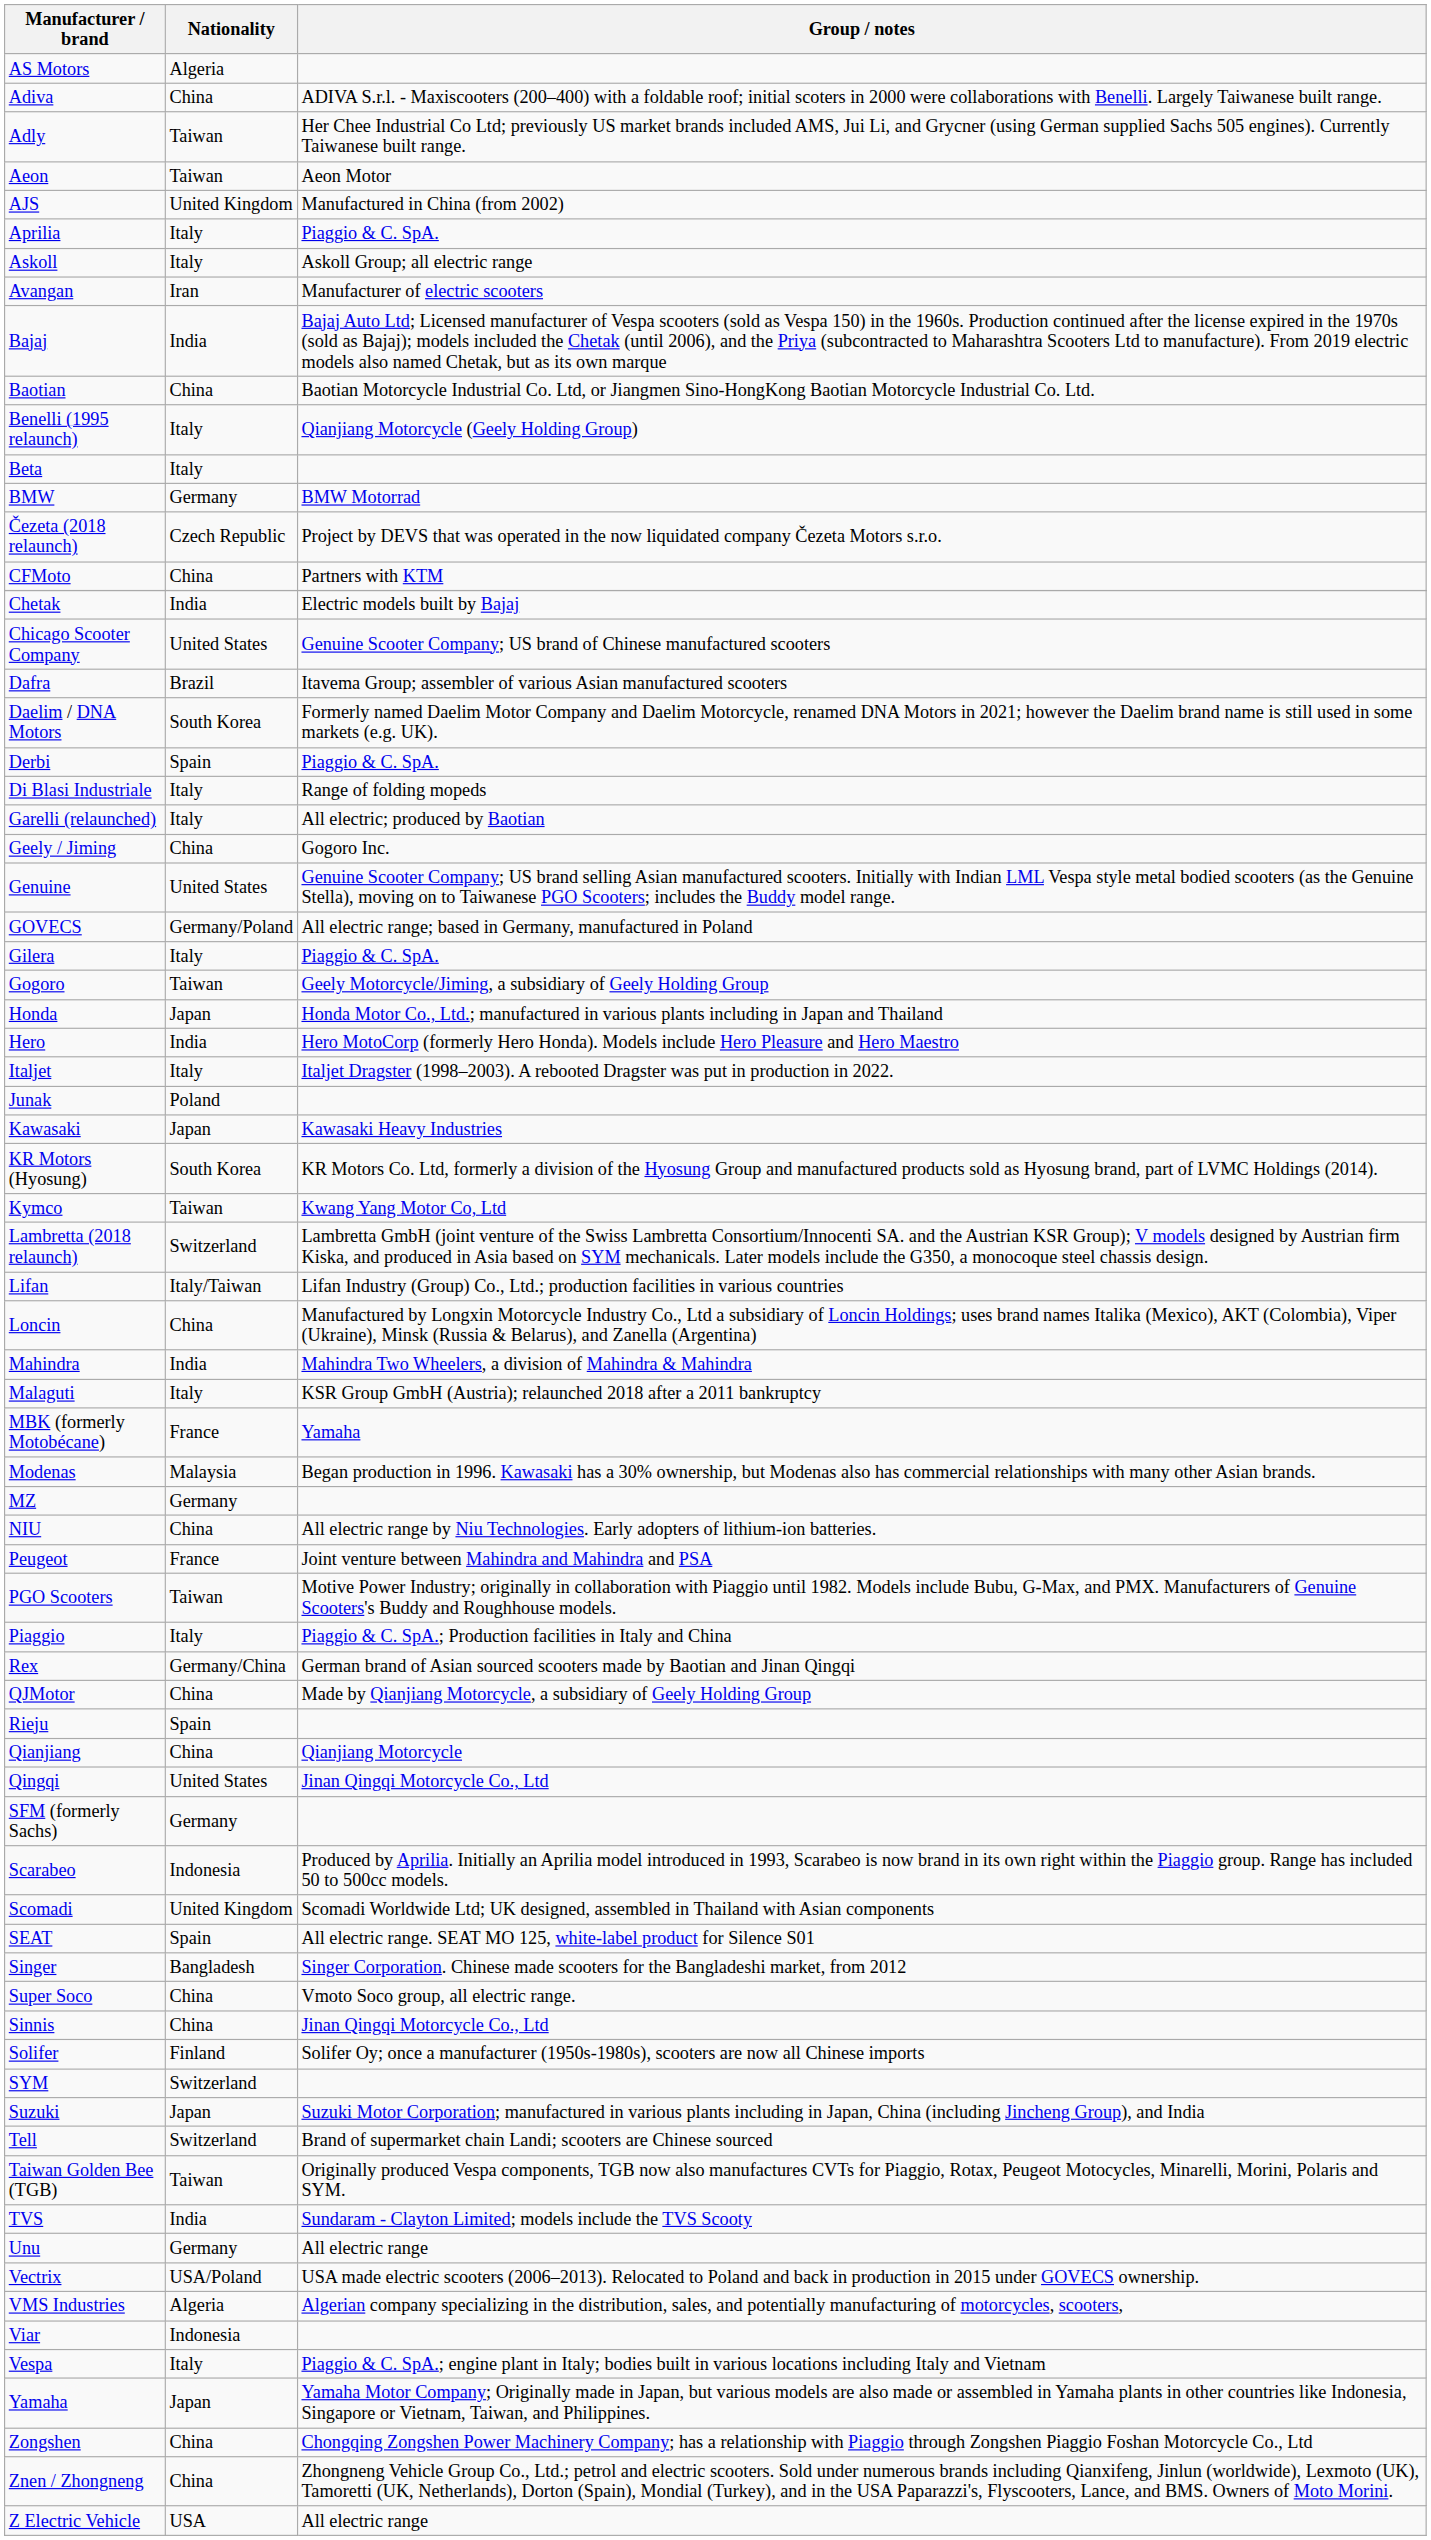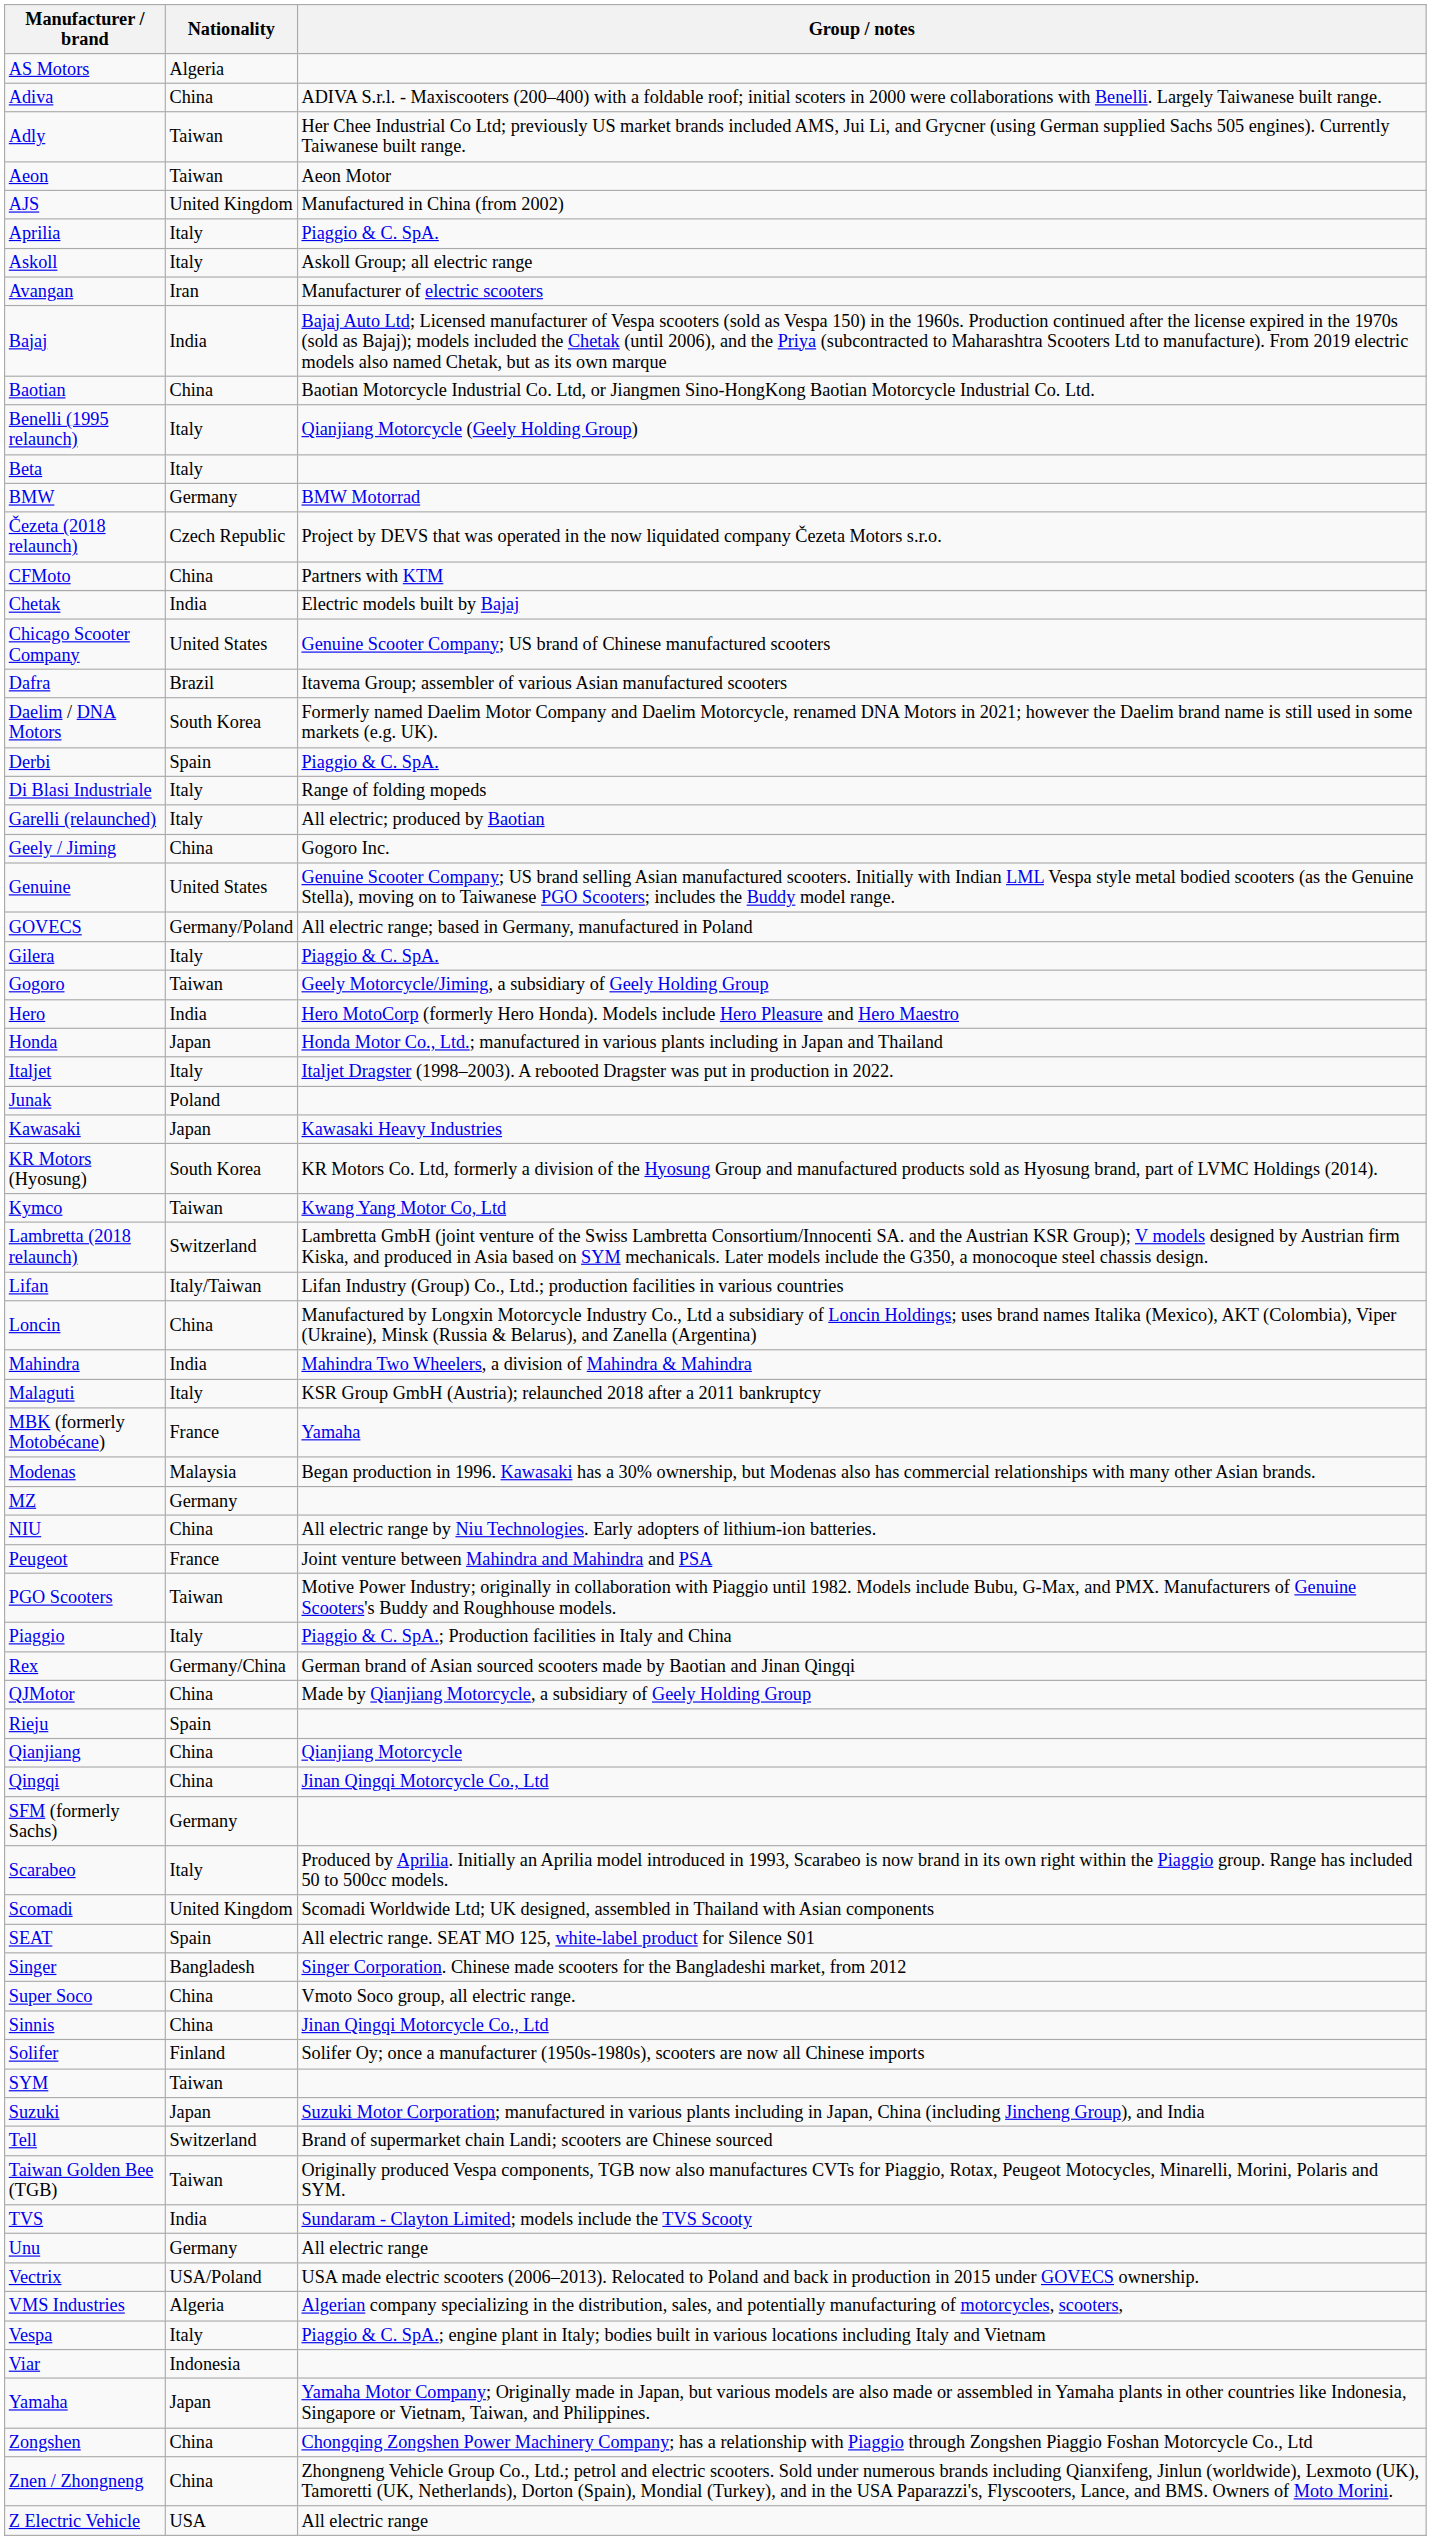rows swapped: (27, 1042) <-> (33, 1013)
(218, 1781) United States -> (191, 1781) China
(205, 1870) Indonesia -> (186, 1870) Italy
(213, 2082) Switzerland -> (196, 2082) Taiwan
rows swapped: (31, 2363) <-> (24, 2334)
